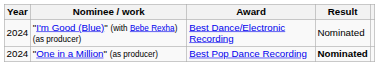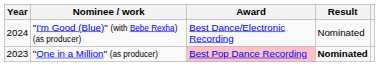(17, 54) 2024 -> (17, 54) 2023
(248, 54) no background -> (248, 54) pink background
